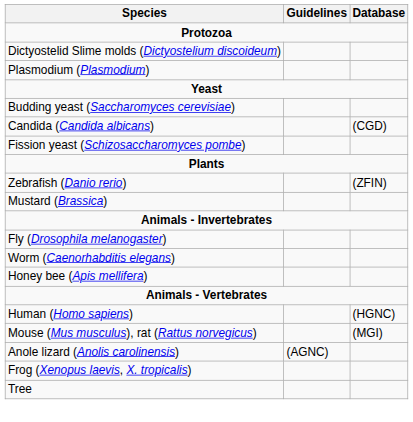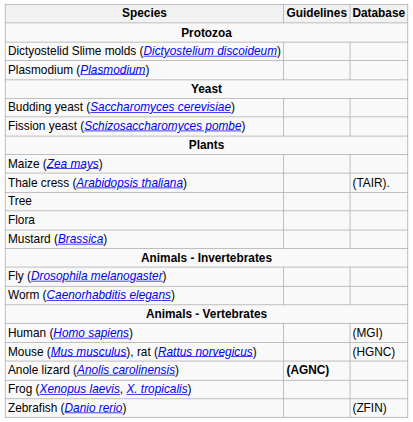- row: (81, 126)
+ row: (55, 164)
+ row: (97, 182)
rows swapped: (20, 389) <-> (67, 182)
+ row: (21, 220)
- row: (78, 276)
(374, 314) (HGNC) -> (368, 333) (MGI)
(368, 333) (MGI) -> (374, 351) (HGNC)
(308, 351) normal -> (308, 370) bold
